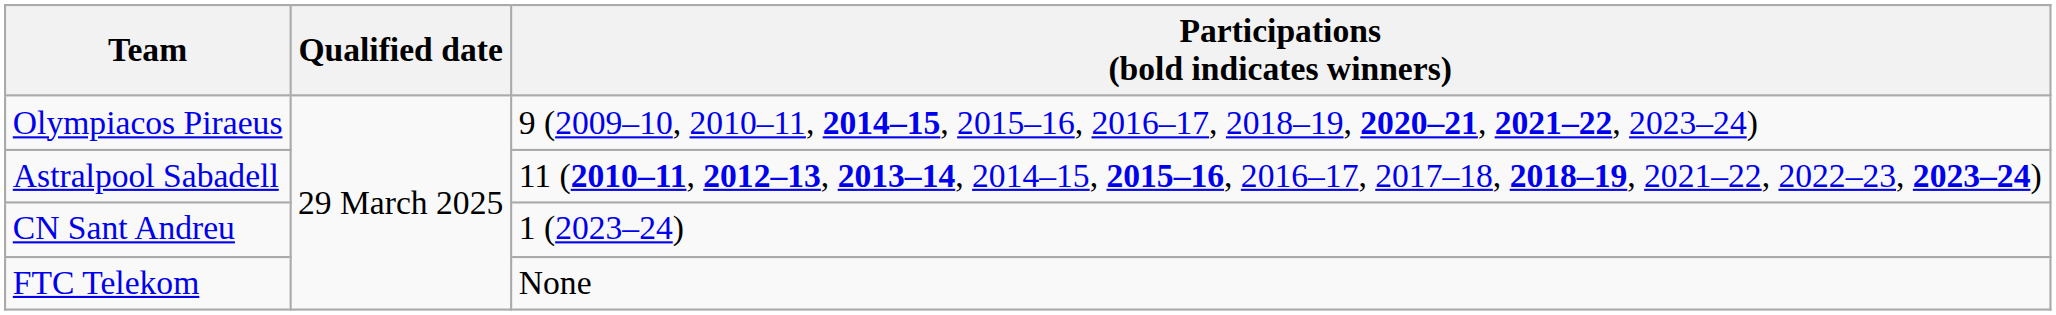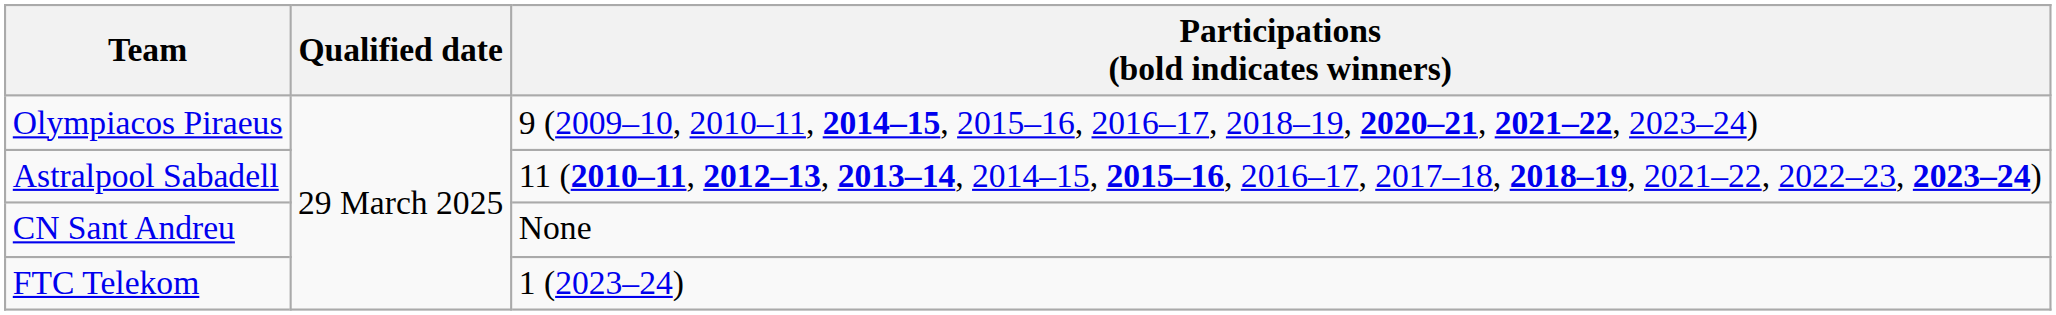(601, 228) 1 (2023–24) -> (555, 228) None
(555, 282) None -> (601, 282) 1 (2023–24)
